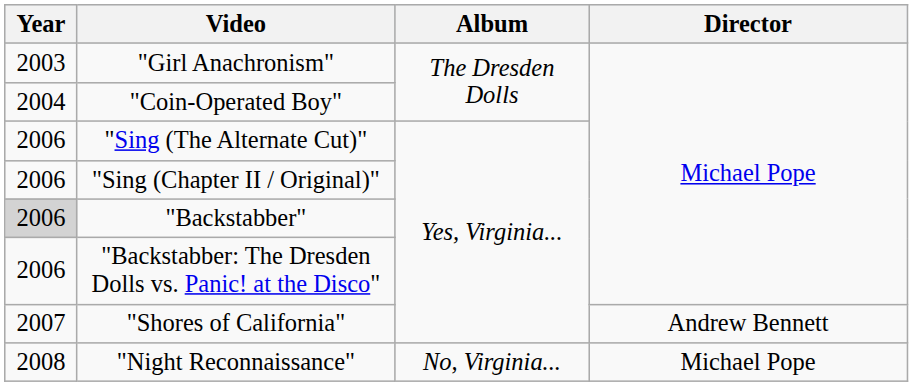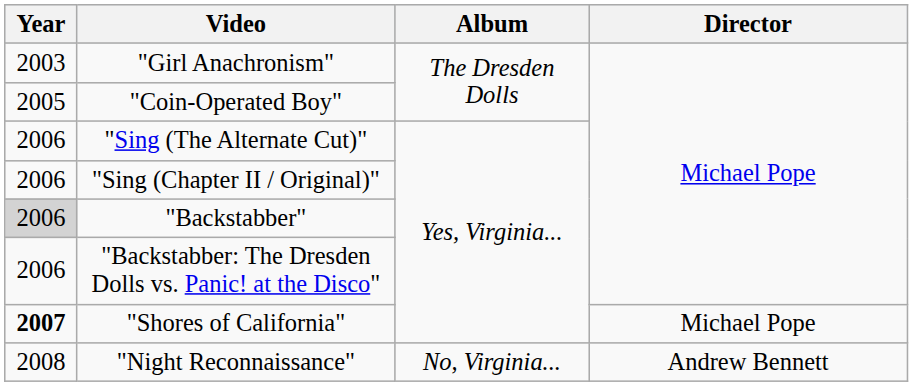(41, 101) 2004 -> (41, 101) 2005
(41, 323) normal -> (41, 323) bold
(748, 323) Andrew Bennett -> (748, 323) Michael Pope
(748, 362) Michael Pope -> (748, 362) Andrew Bennett
